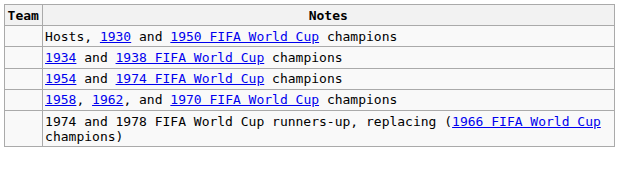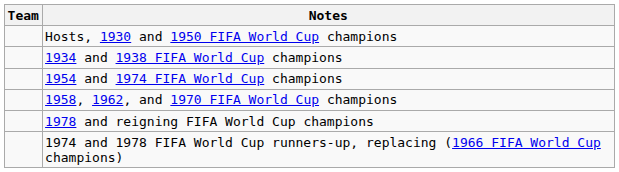+ row: (209, 121)
